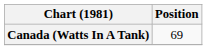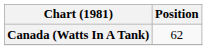(177, 34) 69 -> (177, 34) 62
